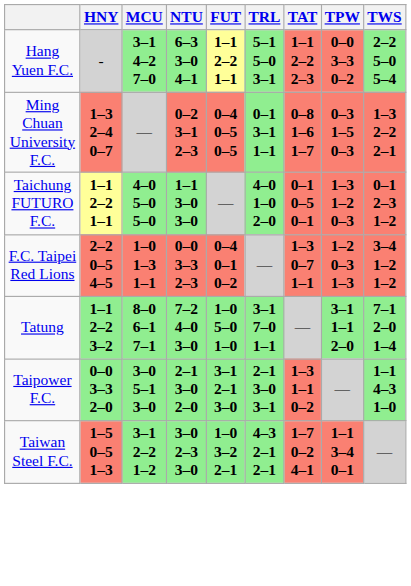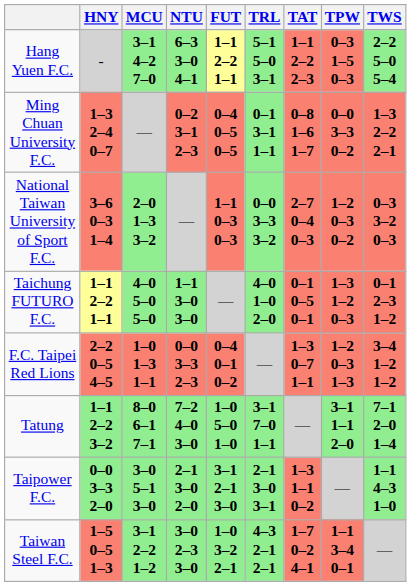(342, 60) 0–0 3–3 0–2 -> (342, 60) 0–3 1–5 0–3
(342, 131) 0–3 1–5 0–3 -> (342, 131) 0–0 3–3 0–2
+ row: (42, 221)
